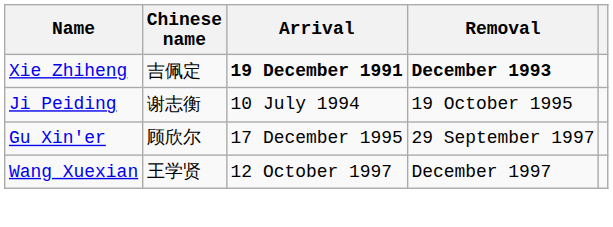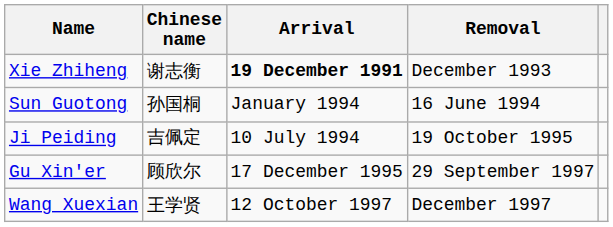(174, 72) 吉佩定 -> (174, 72) 谢志衡
(481, 71) bold -> (481, 71) normal
+ row: (68, 105)
(174, 105) 谢志衡 -> (174, 139) 吉佩定
